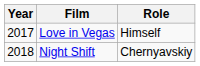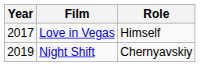(20, 52) 2018 -> (20, 52) 2019
